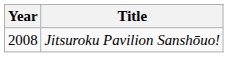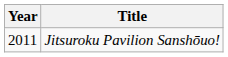(23, 39) 2008 -> (22, 39) 2011
